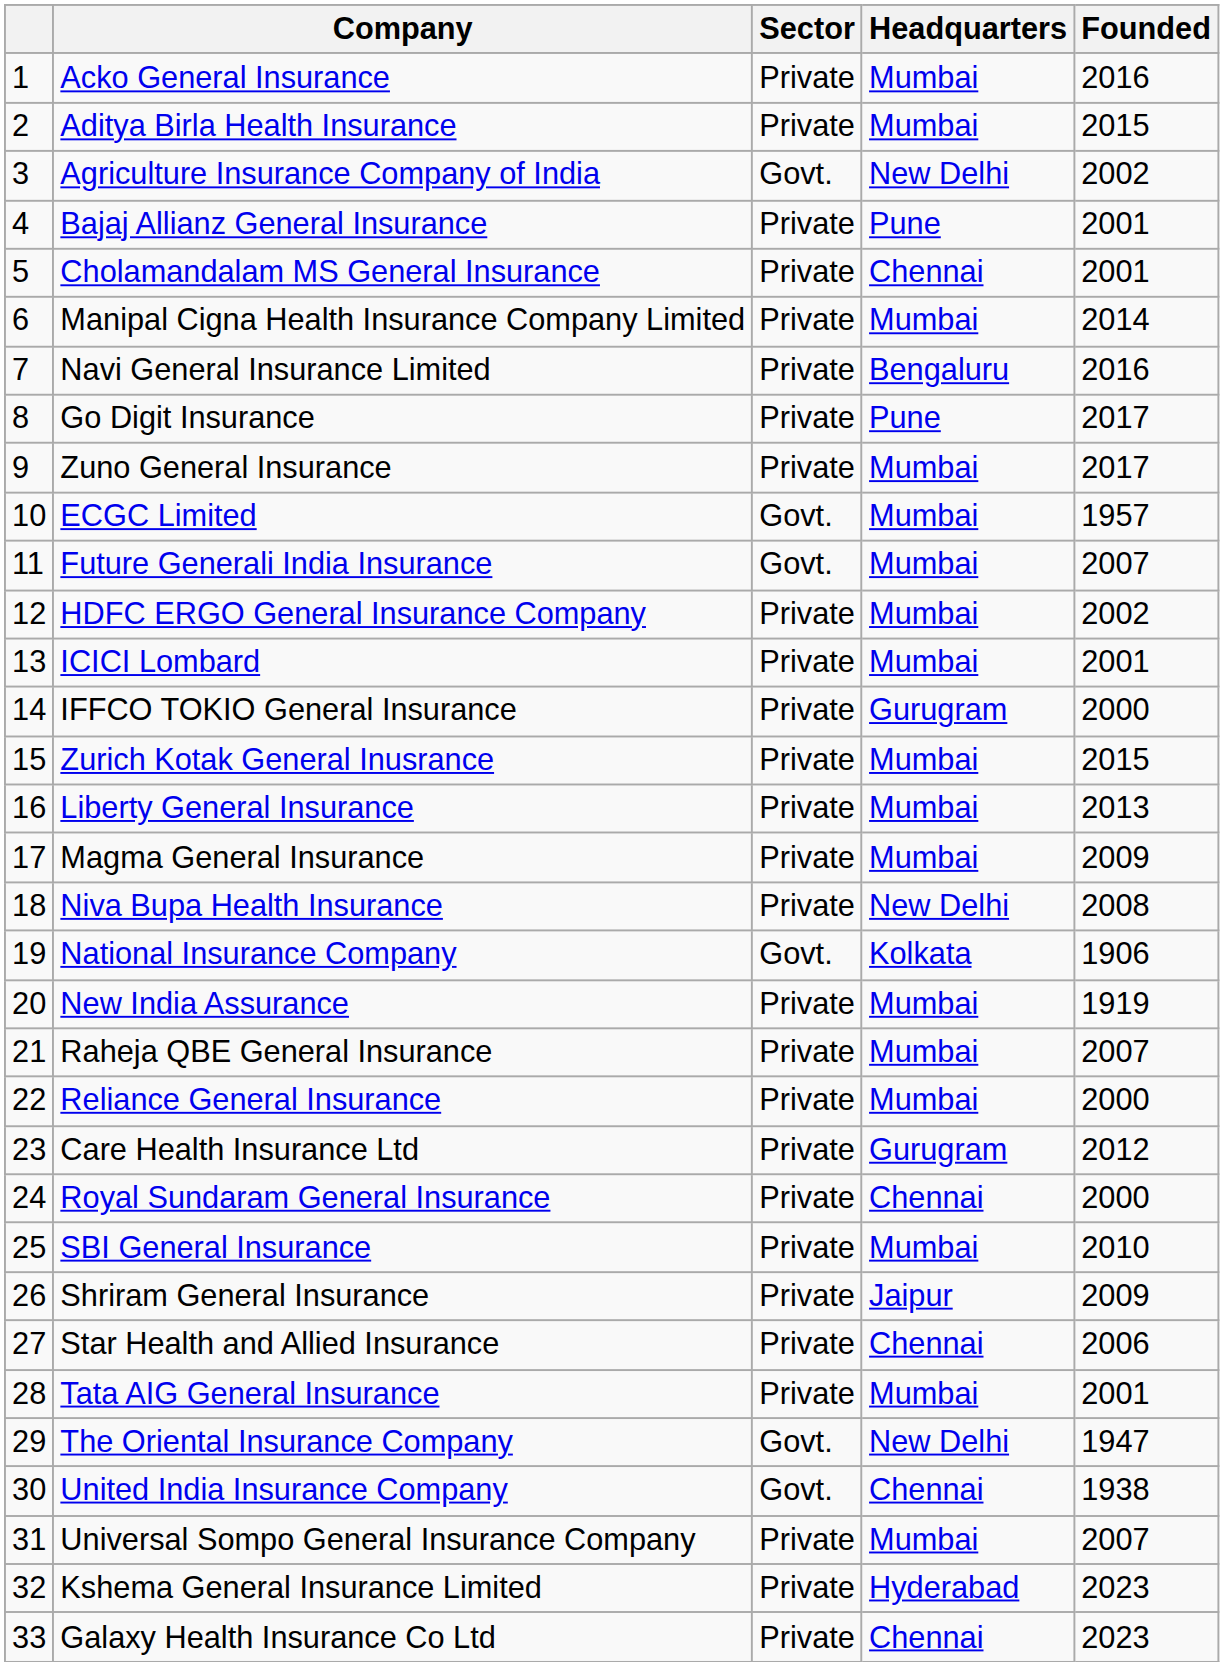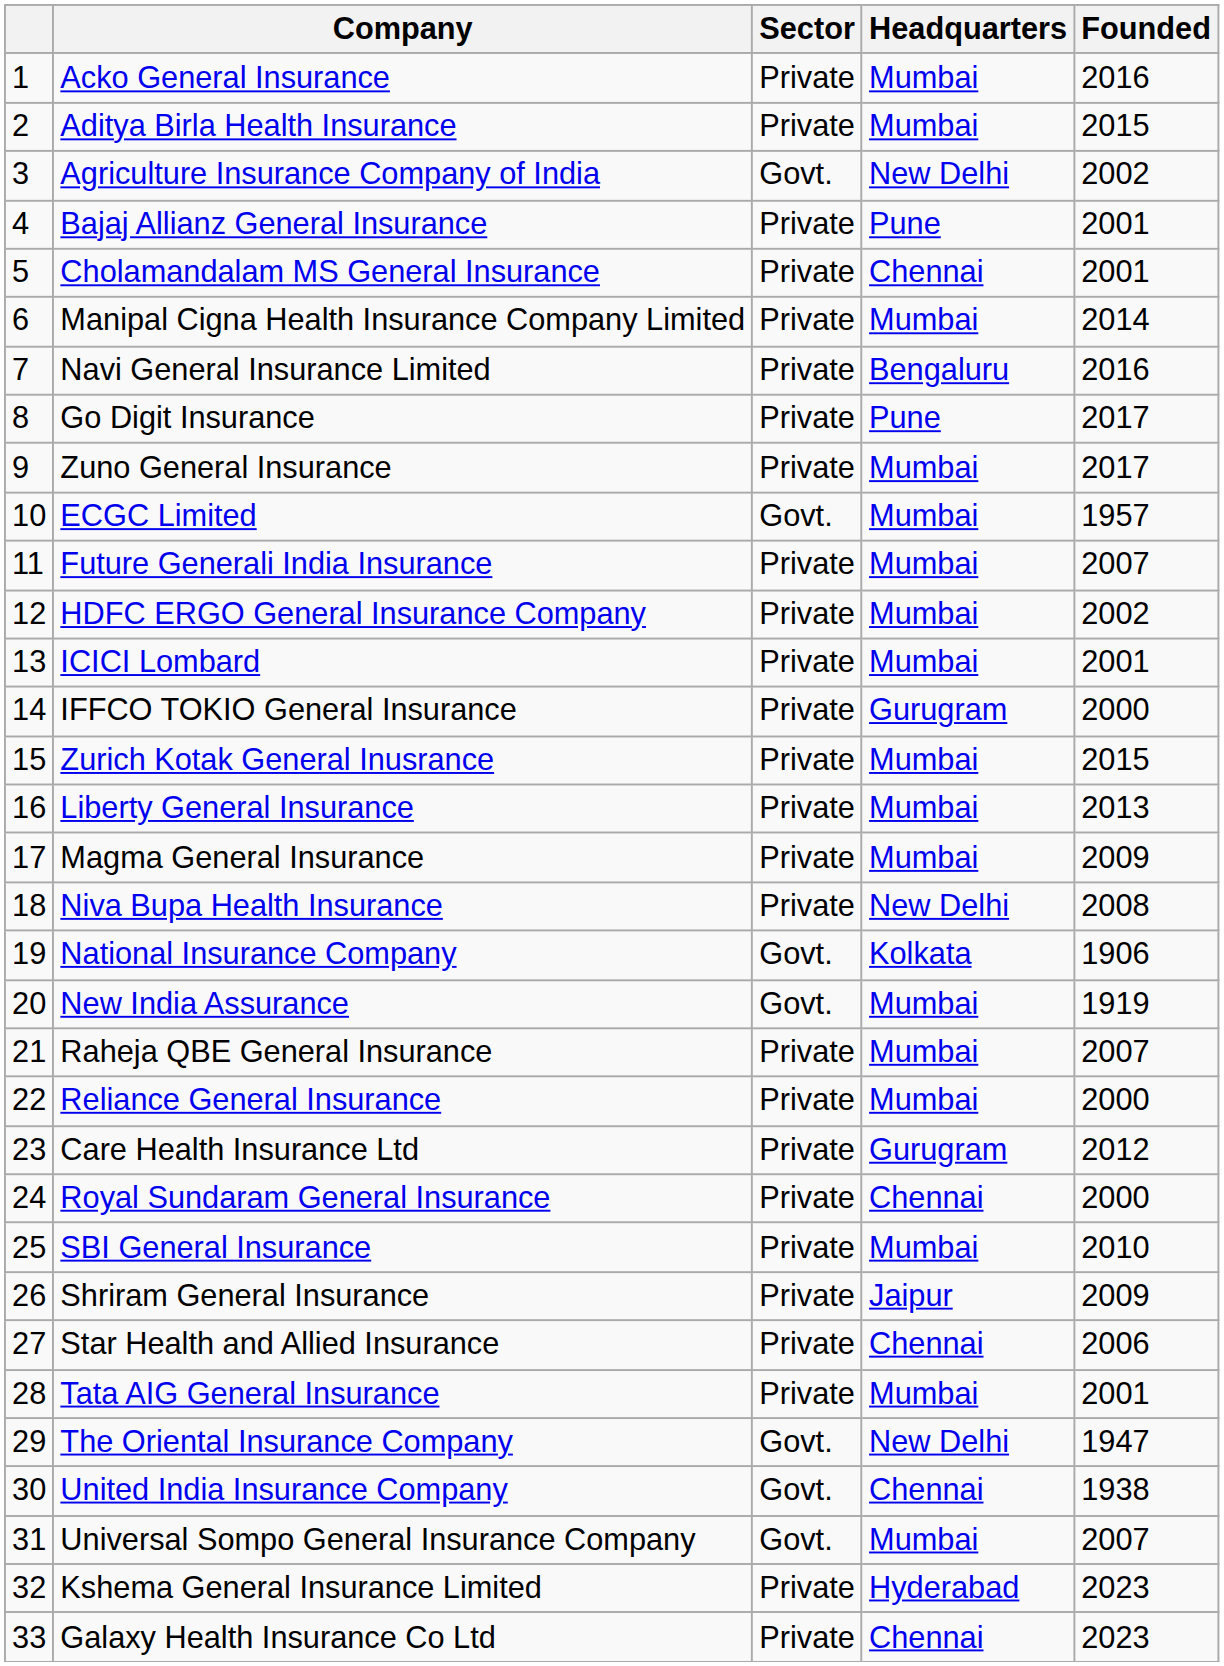(796, 564) Govt. -> (807, 564) Private
(807, 1003) Private -> (796, 1003) Govt.
(807, 1539) Private -> (796, 1539) Govt.
